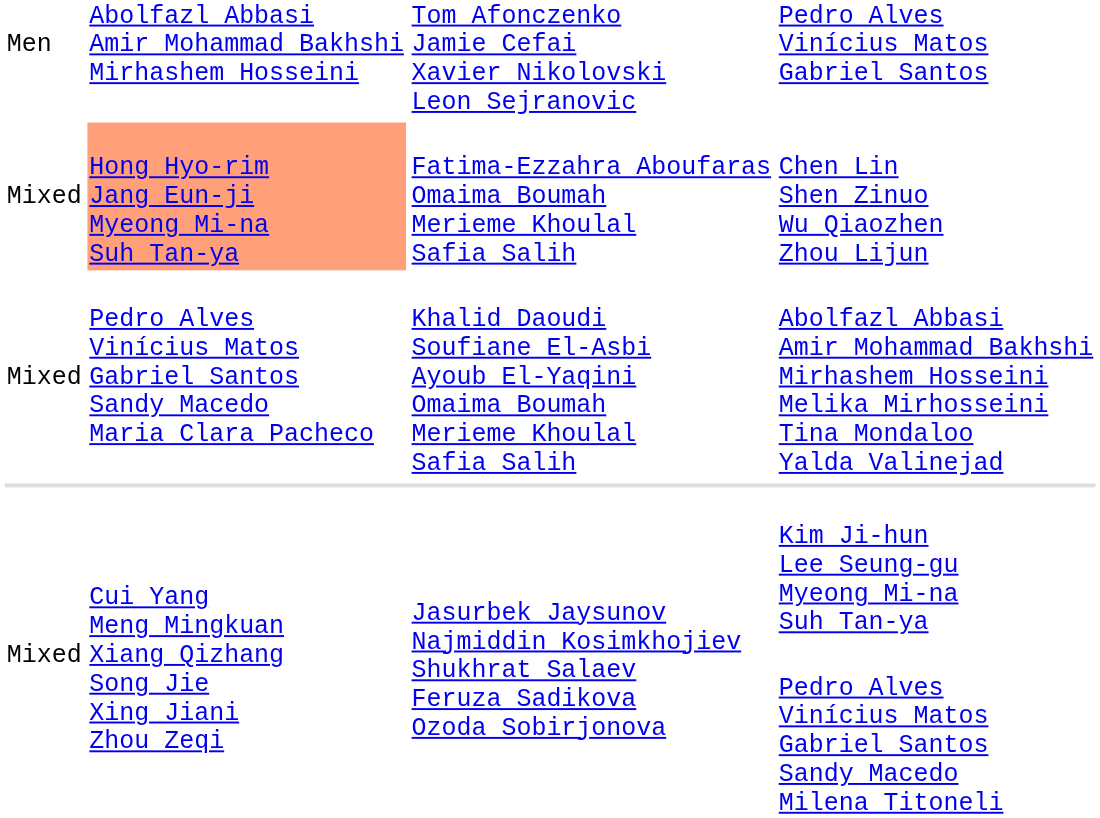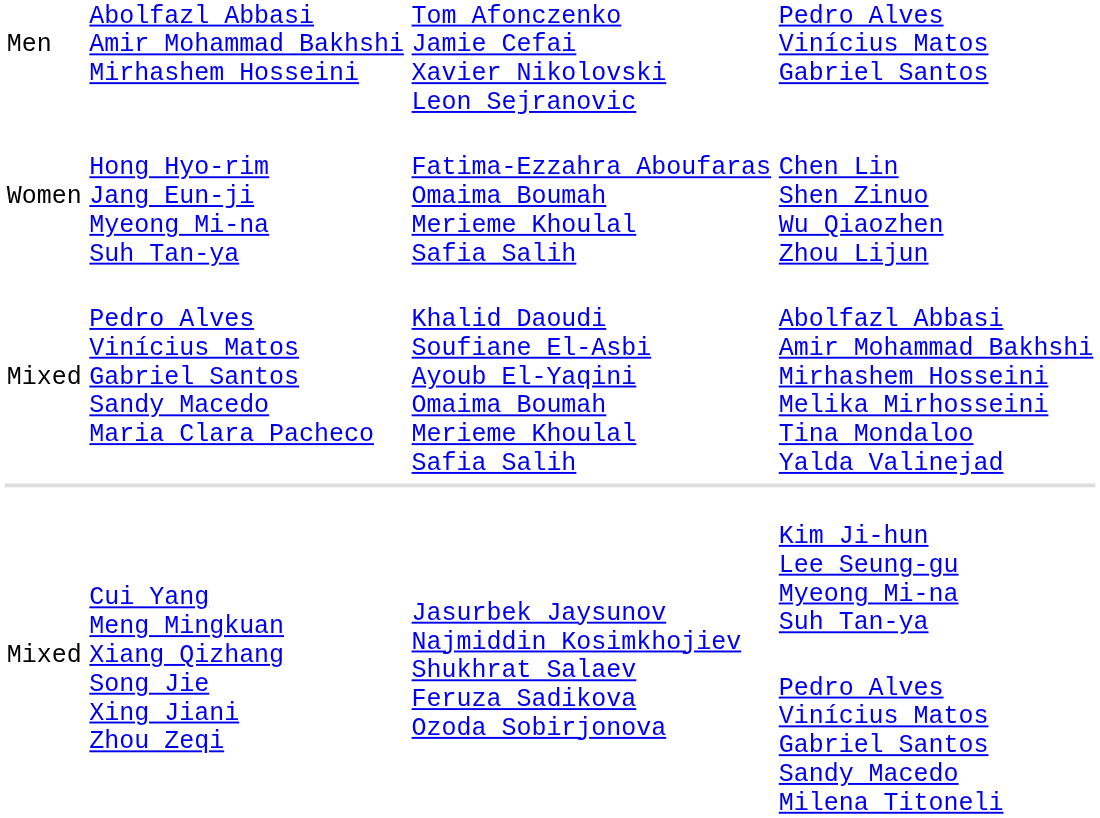(44, 196) Mixed -> (44, 196) Women
(179, 211) lightsalmon background -> (179, 211) no background
